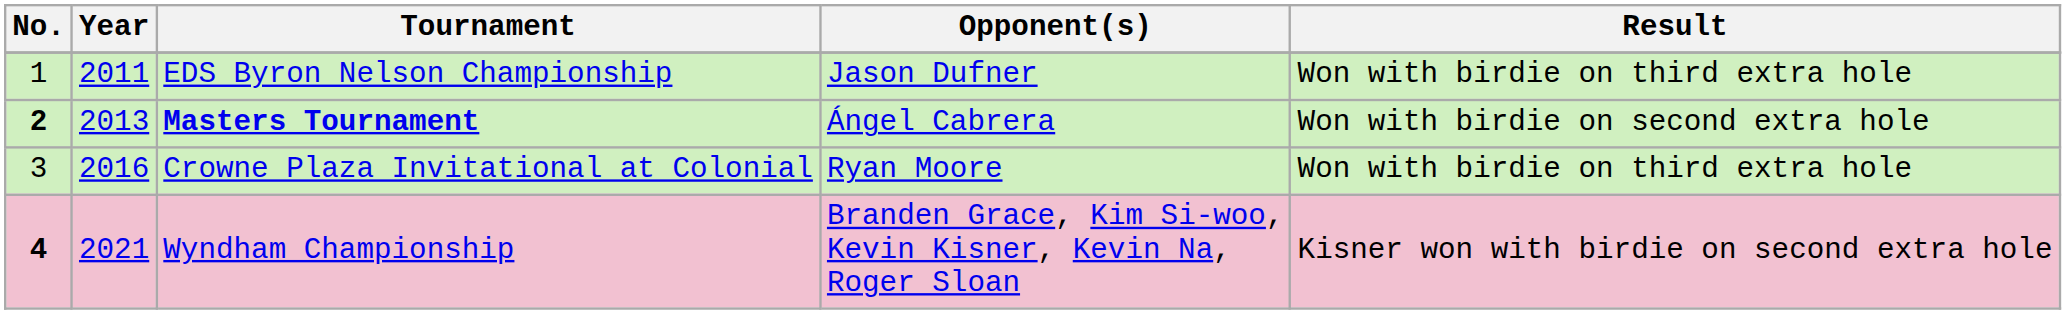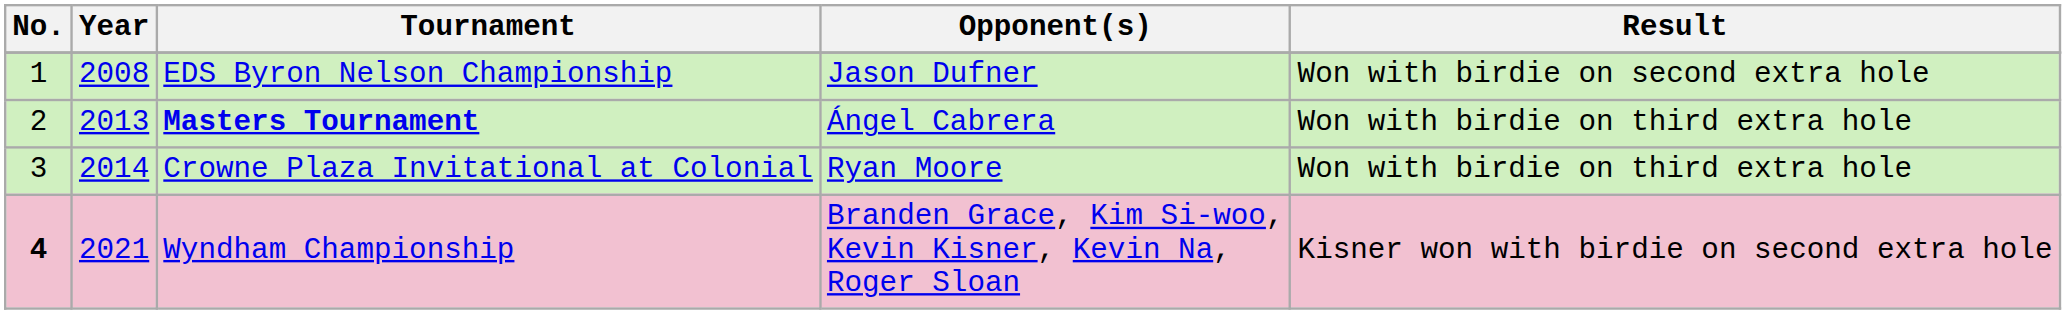(114, 76) 2011 -> (114, 76) 2008
(1605, 76) Won with birdie on third extra hole -> (1614, 76) Won with birdie on second extra hole
(39, 124) bold -> (39, 124) normal
(1614, 124) Won with birdie on second extra hole -> (1605, 124) Won with birdie on third extra hole
(114, 171) 2016 -> (114, 171) 2014
